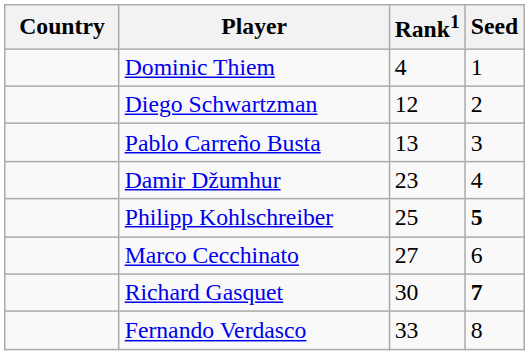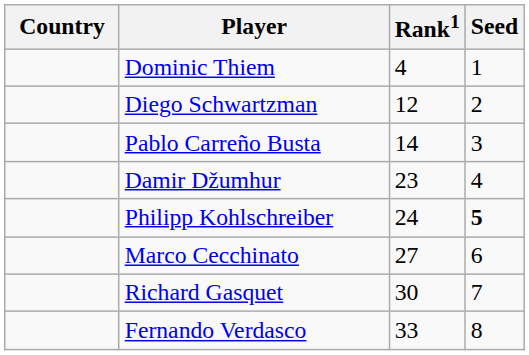(406, 142) 13 -> (406, 142) 14
(406, 217) 25 -> (406, 217) 24
(477, 292) bold -> (477, 292) normal
